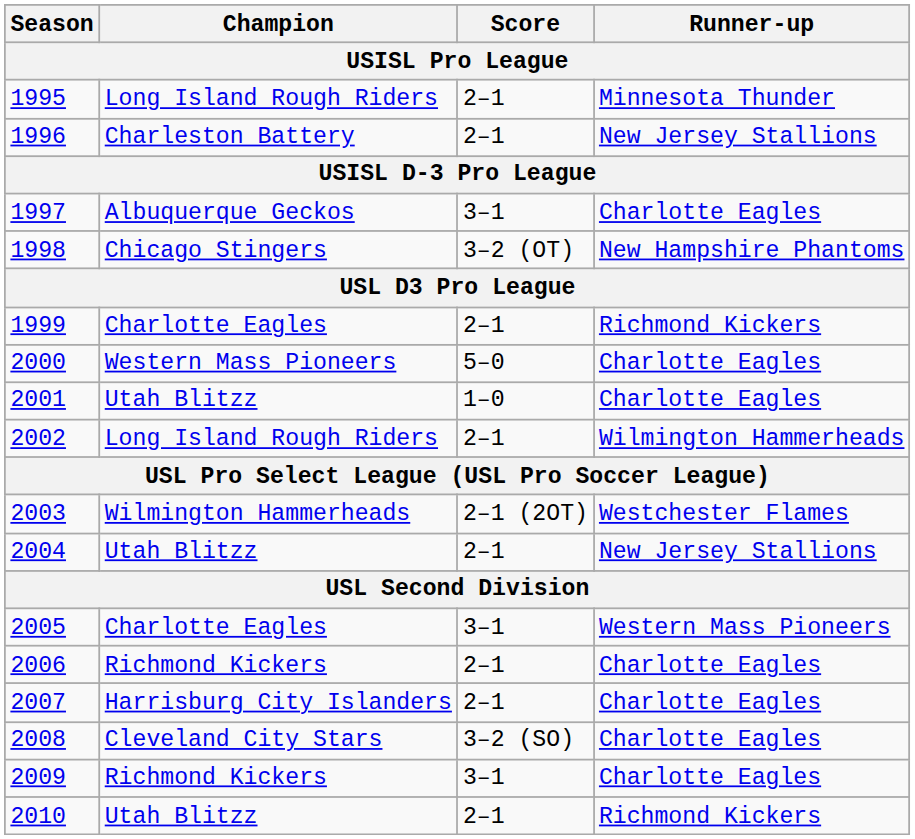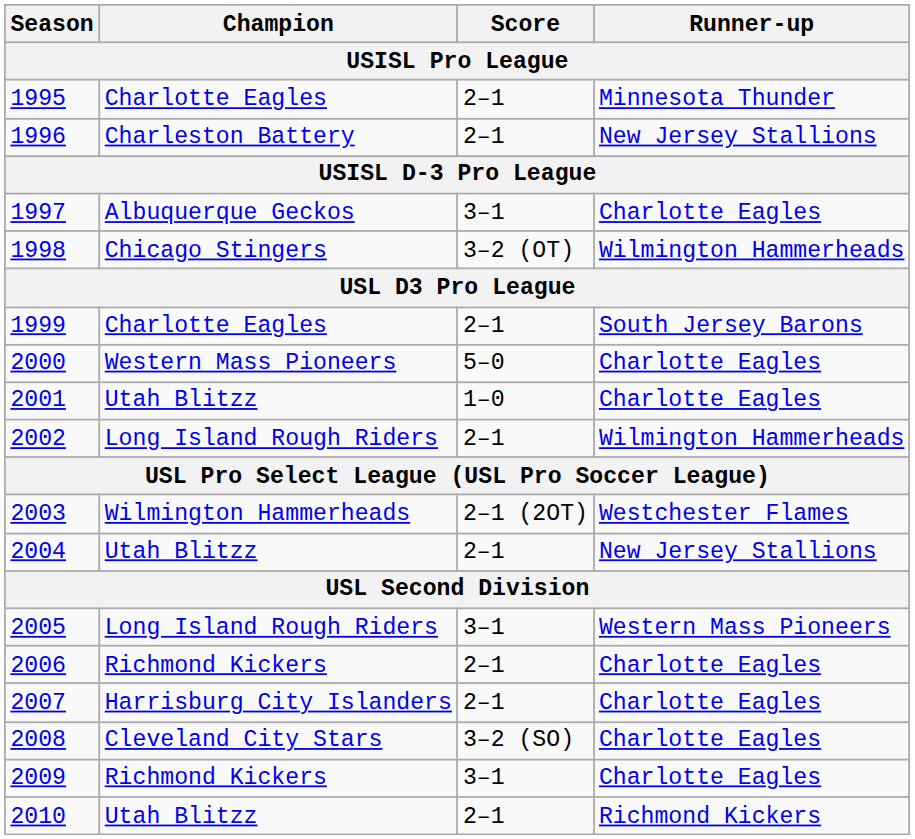(271, 99) Long Island Rough Riders -> (216, 99) Charlotte Eagles
(752, 250) New Hampshire Phantoms -> (752, 250) Wilmington Hammerheads
(710, 325) Richmond Kickers -> (731, 325) South Jersey Barons
(216, 627) Charlotte Eagles -> (271, 627) Long Island Rough Riders
